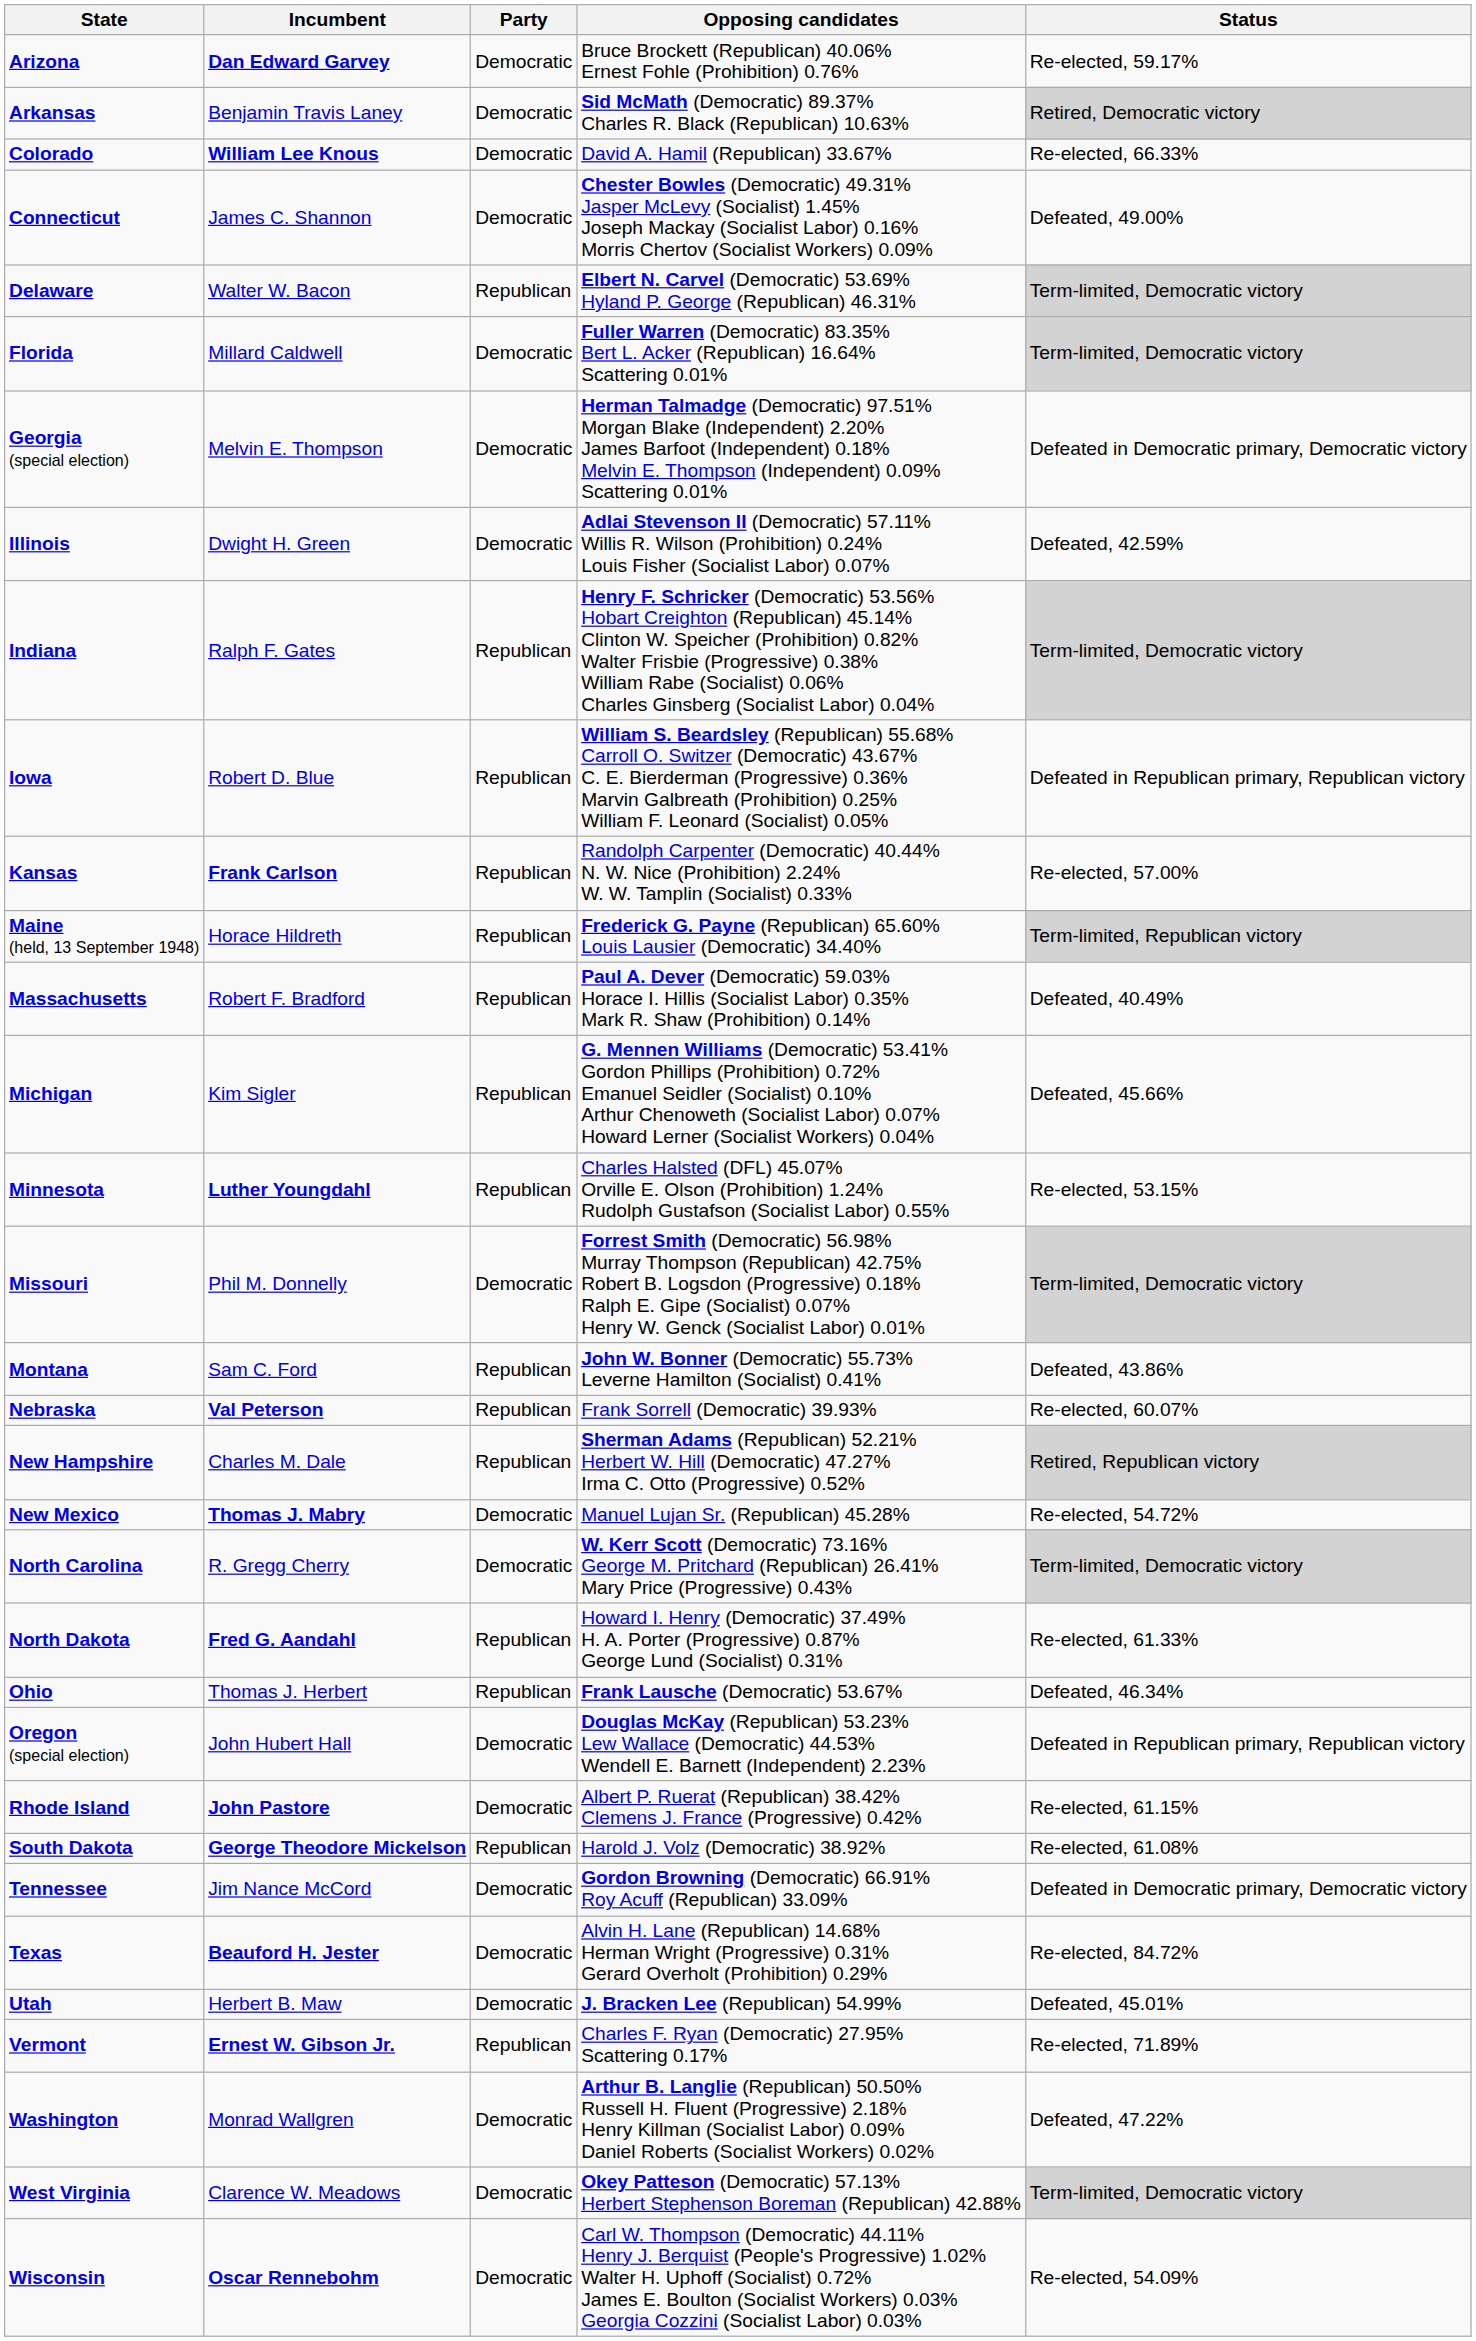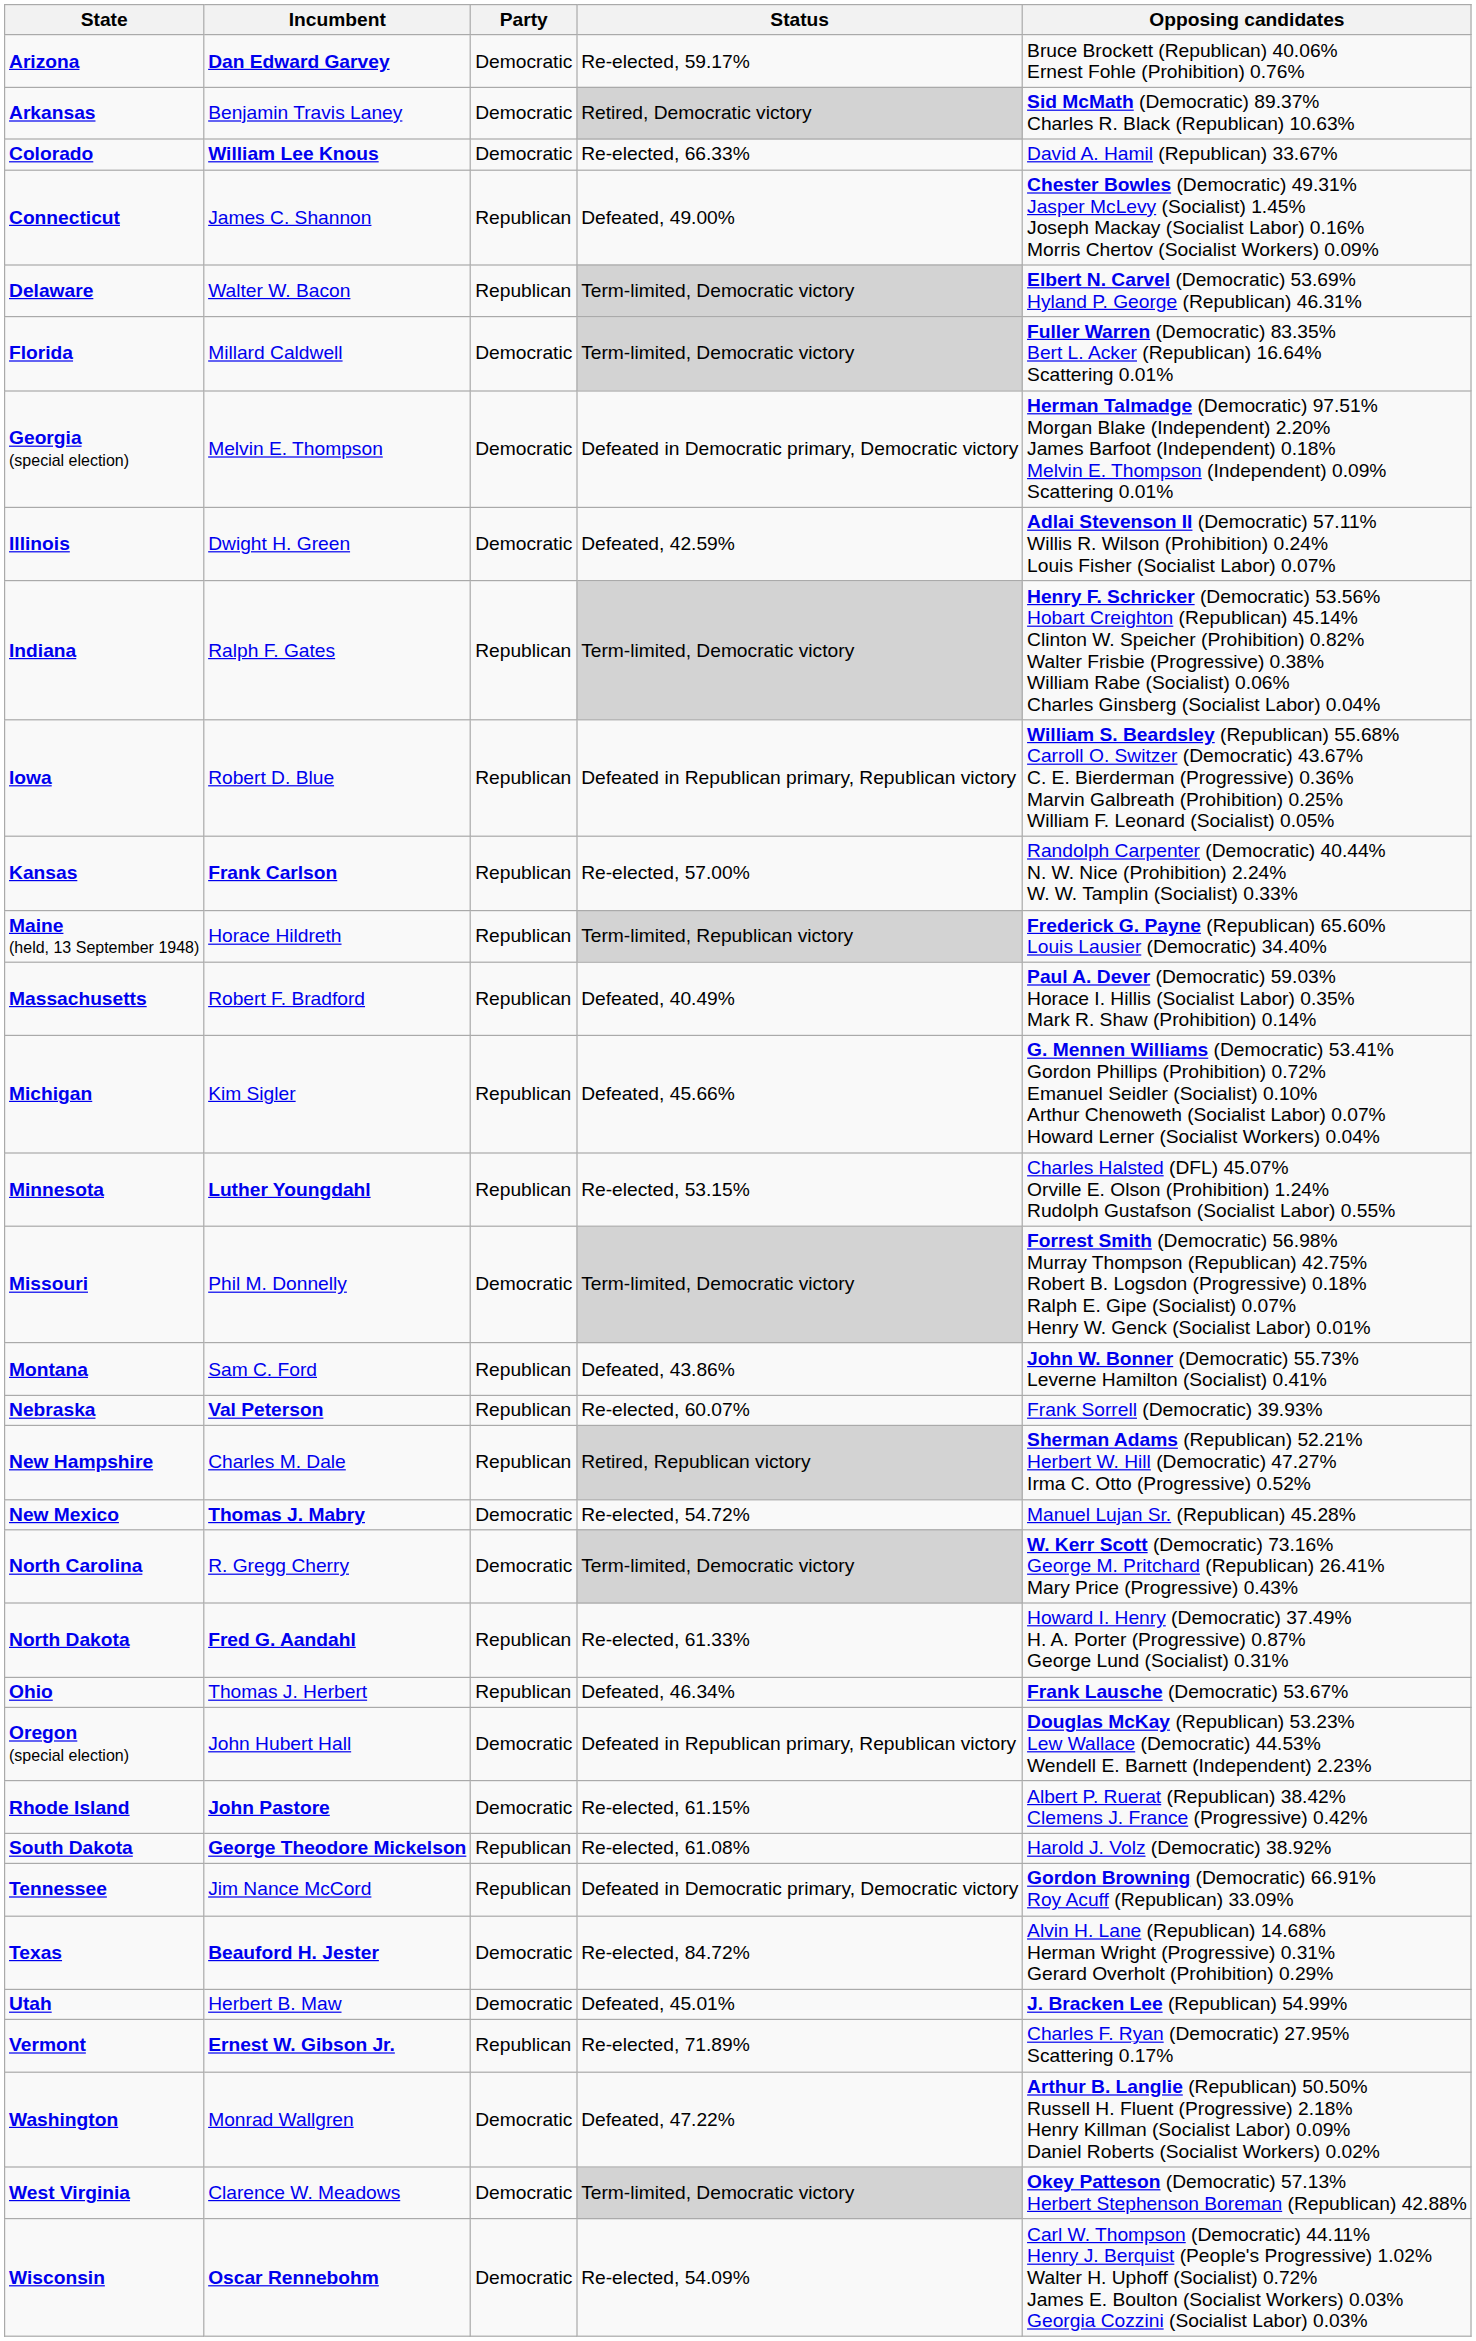columns swapped: (1248, 19) <-> (801, 19)
(524, 217) Democratic -> (523, 217) Republican
(524, 1889) Democratic -> (523, 1889) Republican
